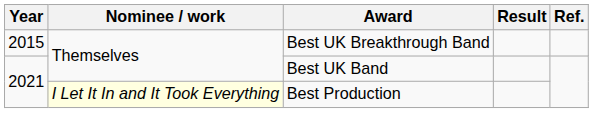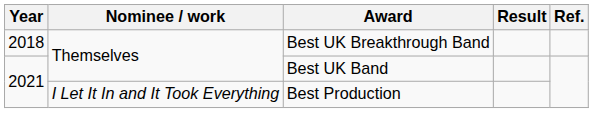(26, 42) 2015 -> (26, 42) 2018
(165, 94) lightyellow background -> (165, 94) no background
